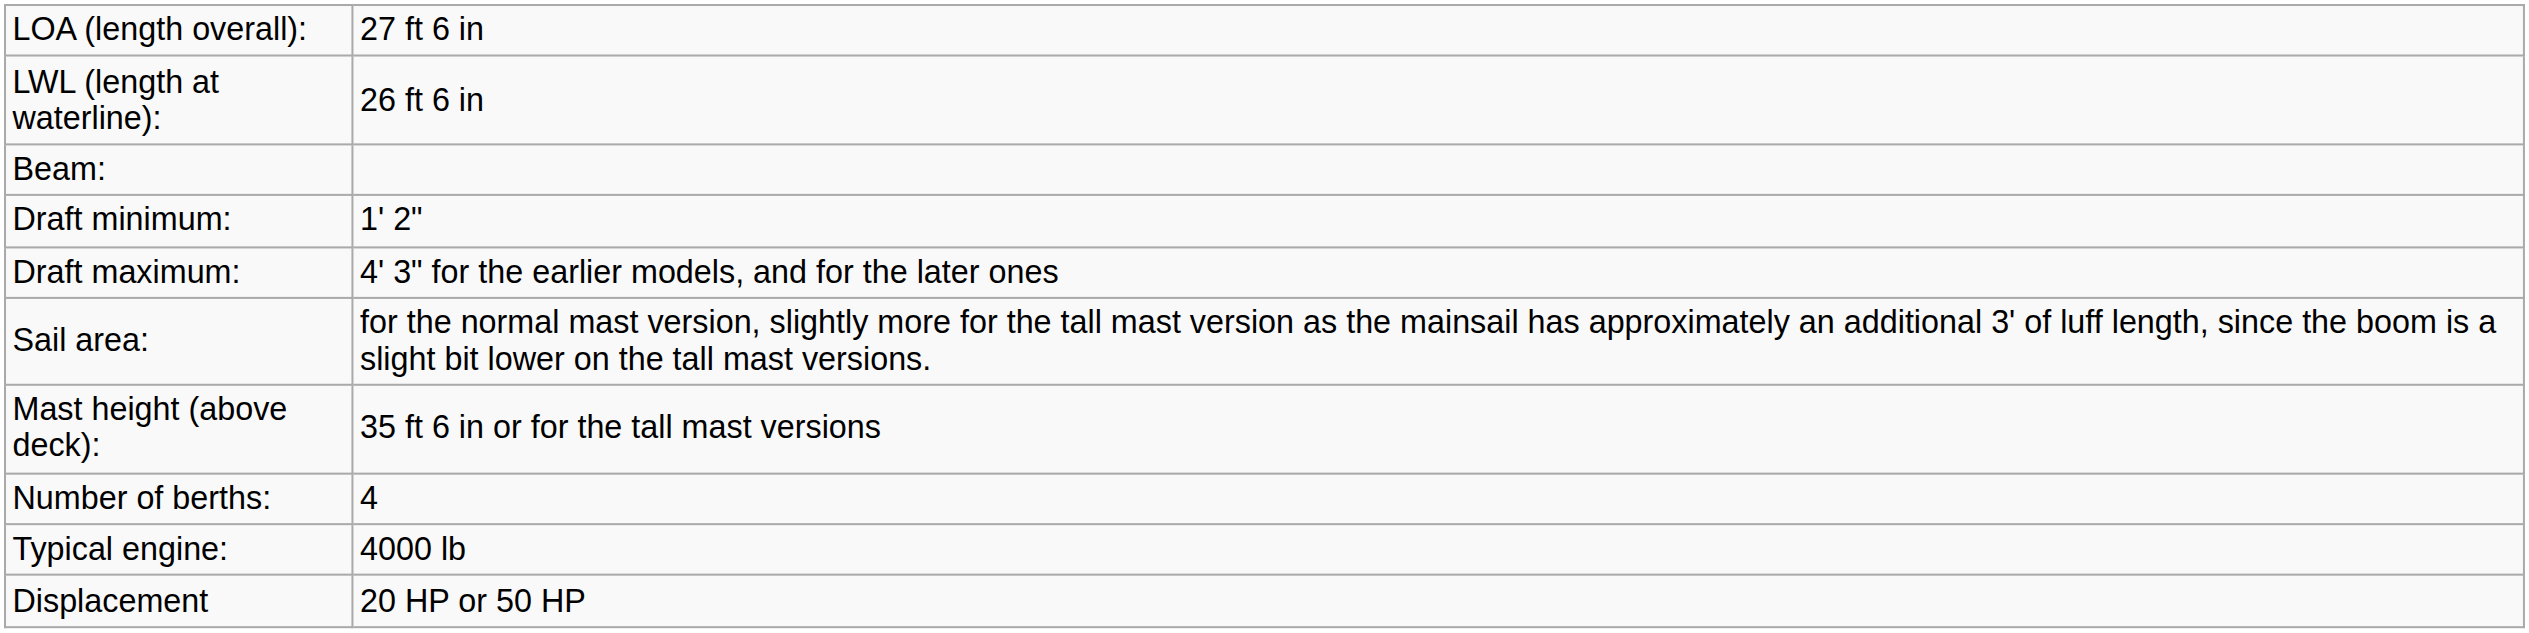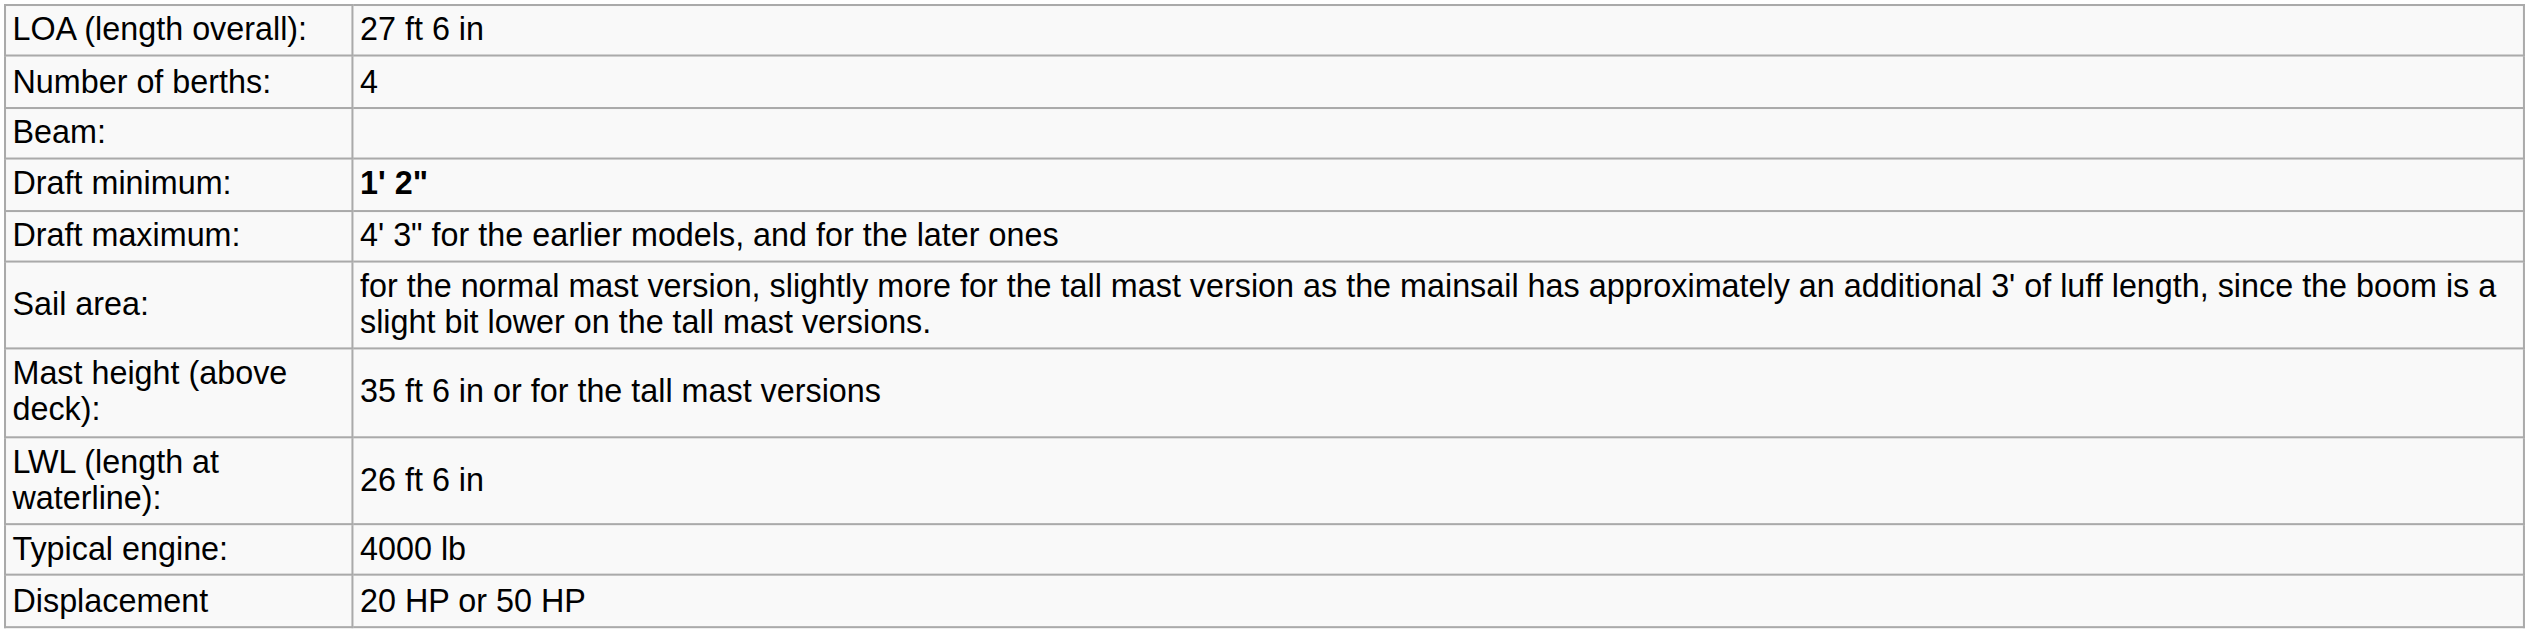rows swapped: (116, 99) <-> (142, 498)
(391, 220) normal -> (394, 183) bold
